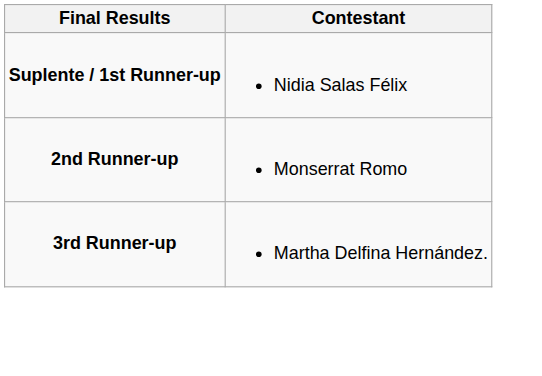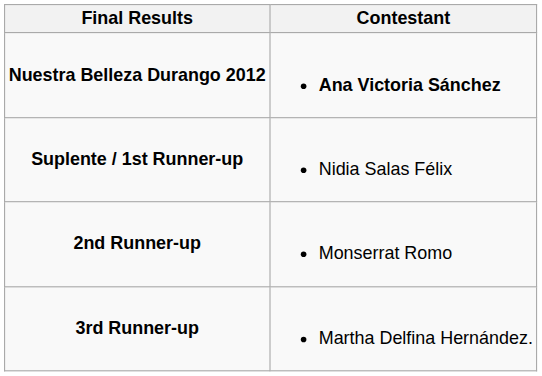+ row: (137, 75)
